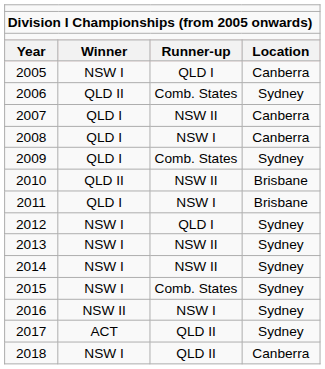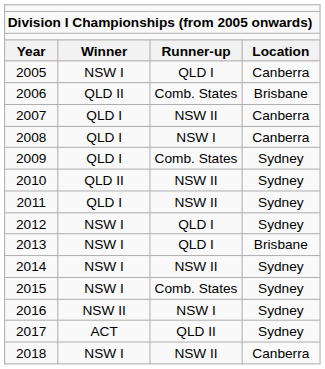(281, 94) Sydney -> (281, 94) Brisbane
(281, 180) Brisbane -> (281, 180) Sydney
(196, 202) NSW I -> (196, 202) NSW II
(281, 202) Brisbane -> (281, 202) Sydney
(196, 245) NSW II -> (196, 245) QLD I
(281, 245) Sydney -> (281, 245) Brisbane
(196, 353) QLD II -> (196, 353) NSW II
